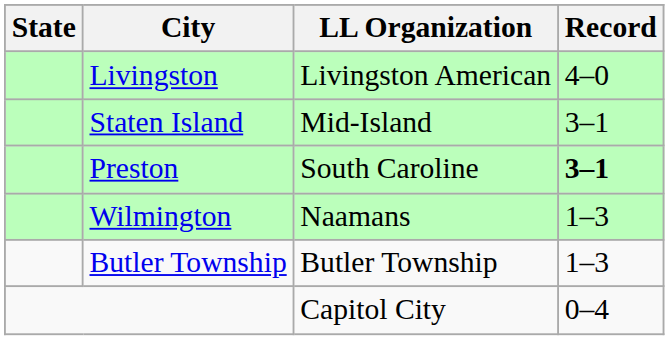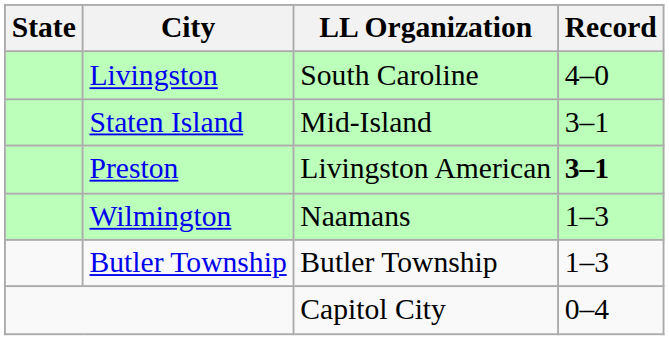(426, 74) Livingston American -> (390, 74) South Caroline
(390, 168) South Caroline -> (426, 168) Livingston American
